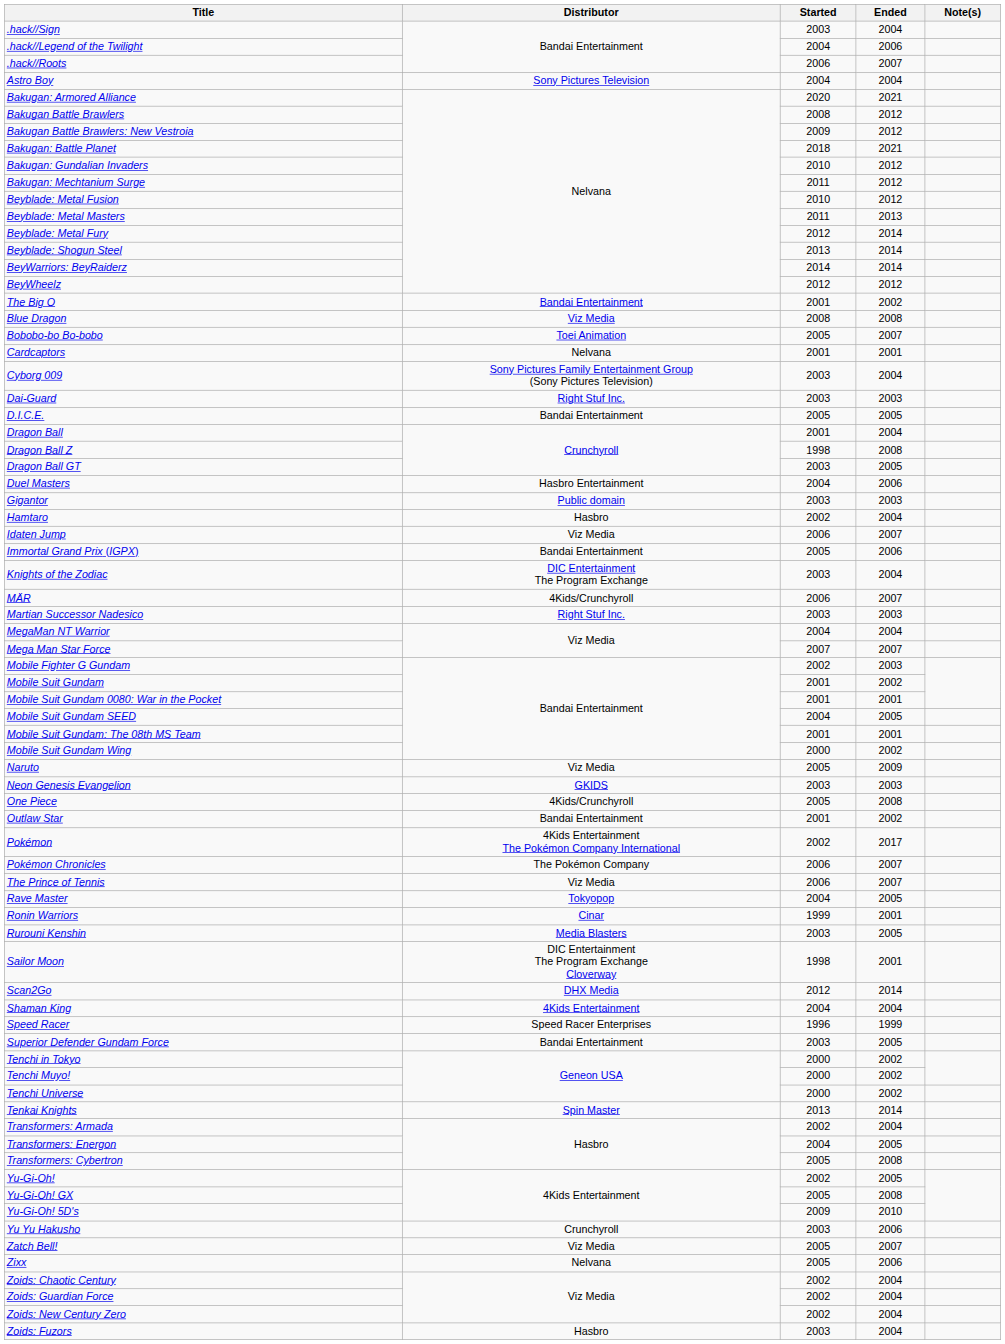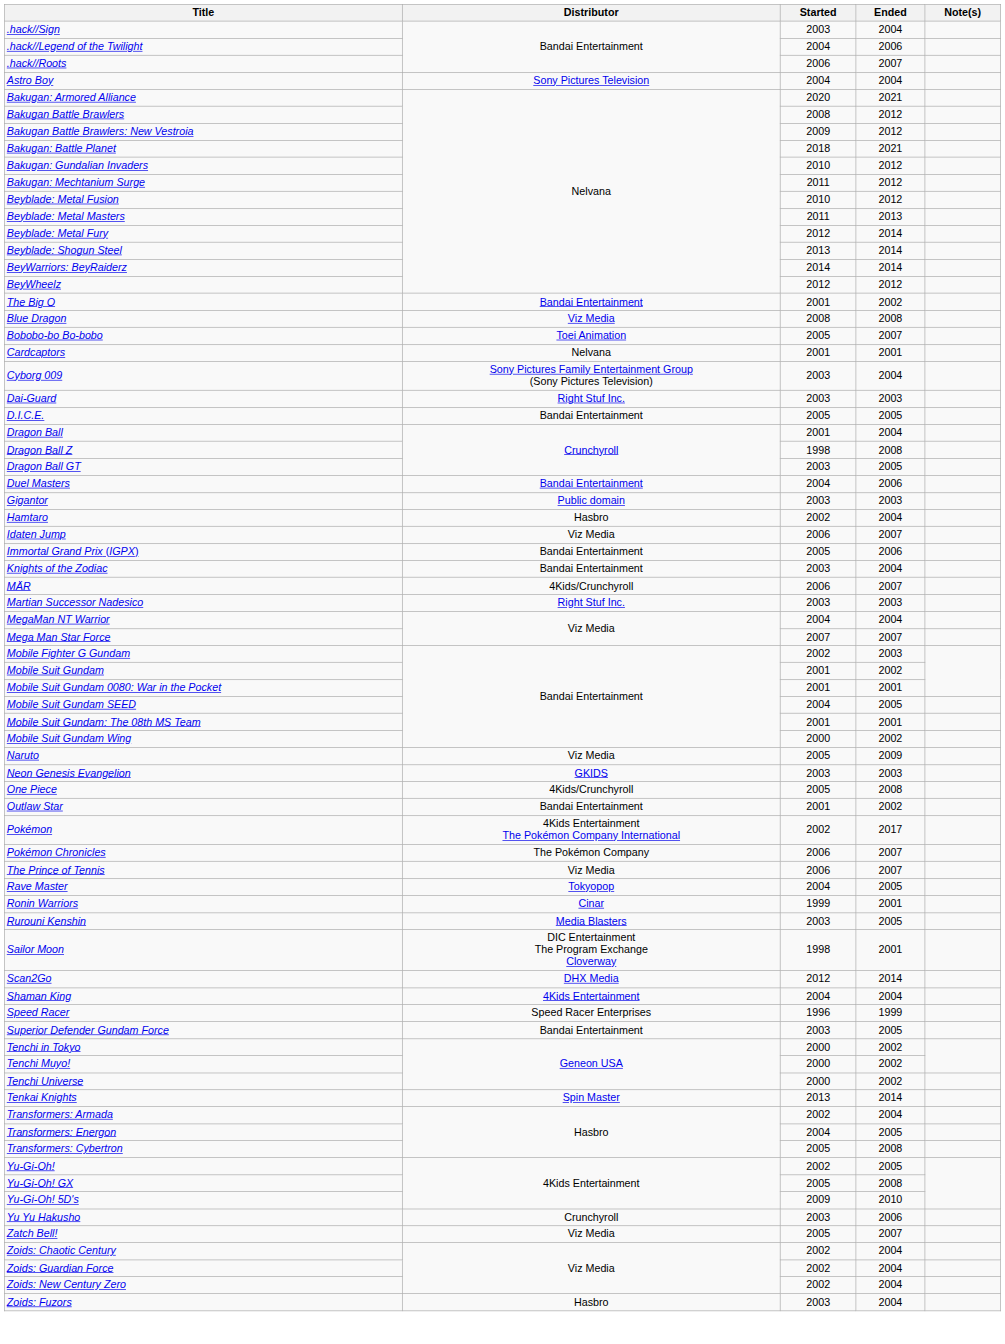(591, 484) Hasbro Entertainment -> (591, 484) Bandai Entertainment
(591, 575) DIC Entertainment The Program Exchange -> (591, 569) Bandai Entertainment
- row: (17, 1263)
